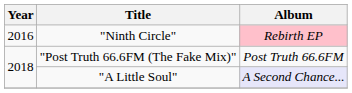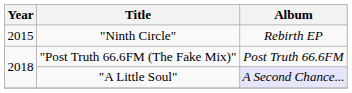(21, 35) 2016 -> (21, 35) 2015
(293, 35) pink background -> (293, 35) no background
